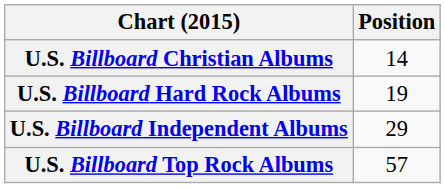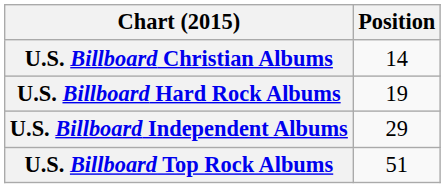(397, 164) 57 -> (397, 164) 51
